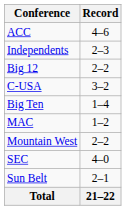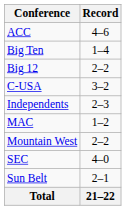rows swapped: (25, 104) <-> (38, 50)
